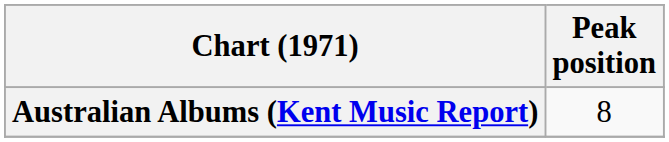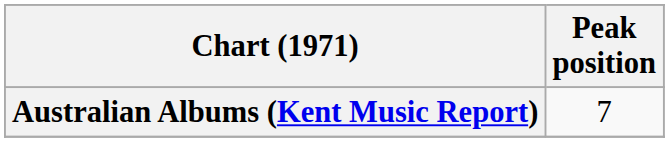(604, 111) 8 -> (604, 111) 7
